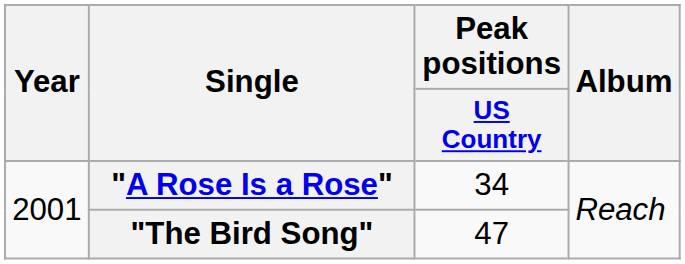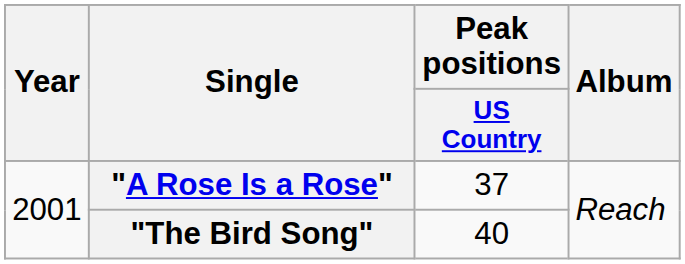(492, 184) 34 -> (492, 184) 37
(492, 234) 47 -> (492, 234) 40
